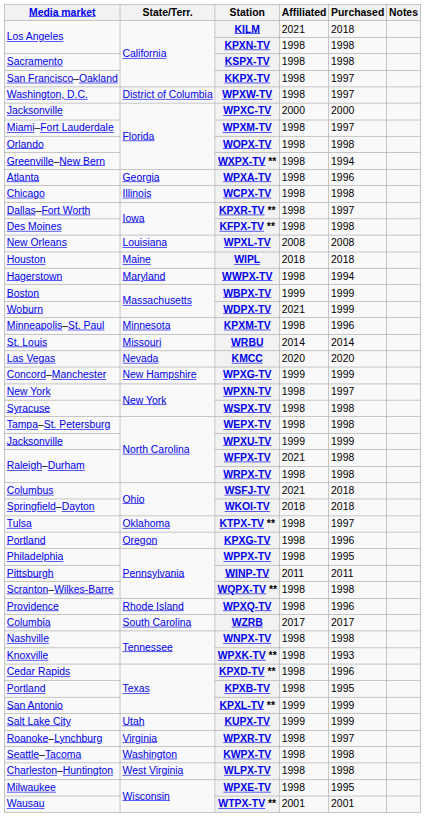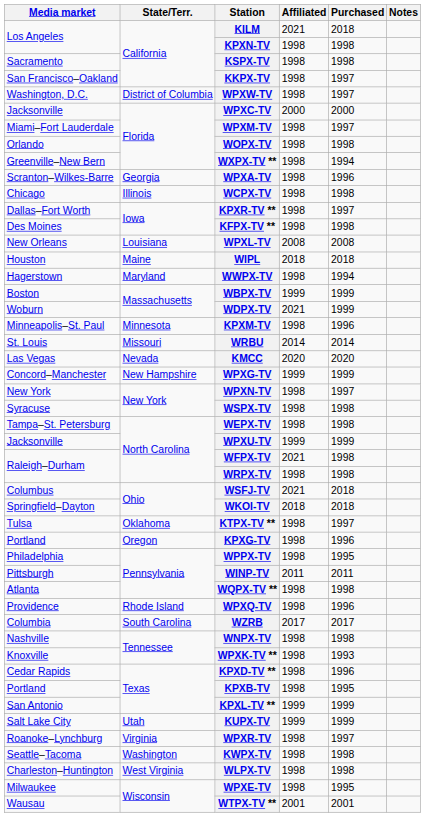(23, 177) Atlanta -> (60, 177) Scranton–Wilkes-Barre
(60, 590) Scranton–Wilkes-Barre -> (23, 590) Atlanta
